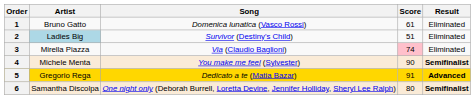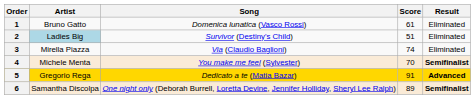(410, 49) pink background -> (410, 49) no background
(410, 62) 90 -> (410, 62) 70
(410, 88) 80 -> (410, 88) 89
